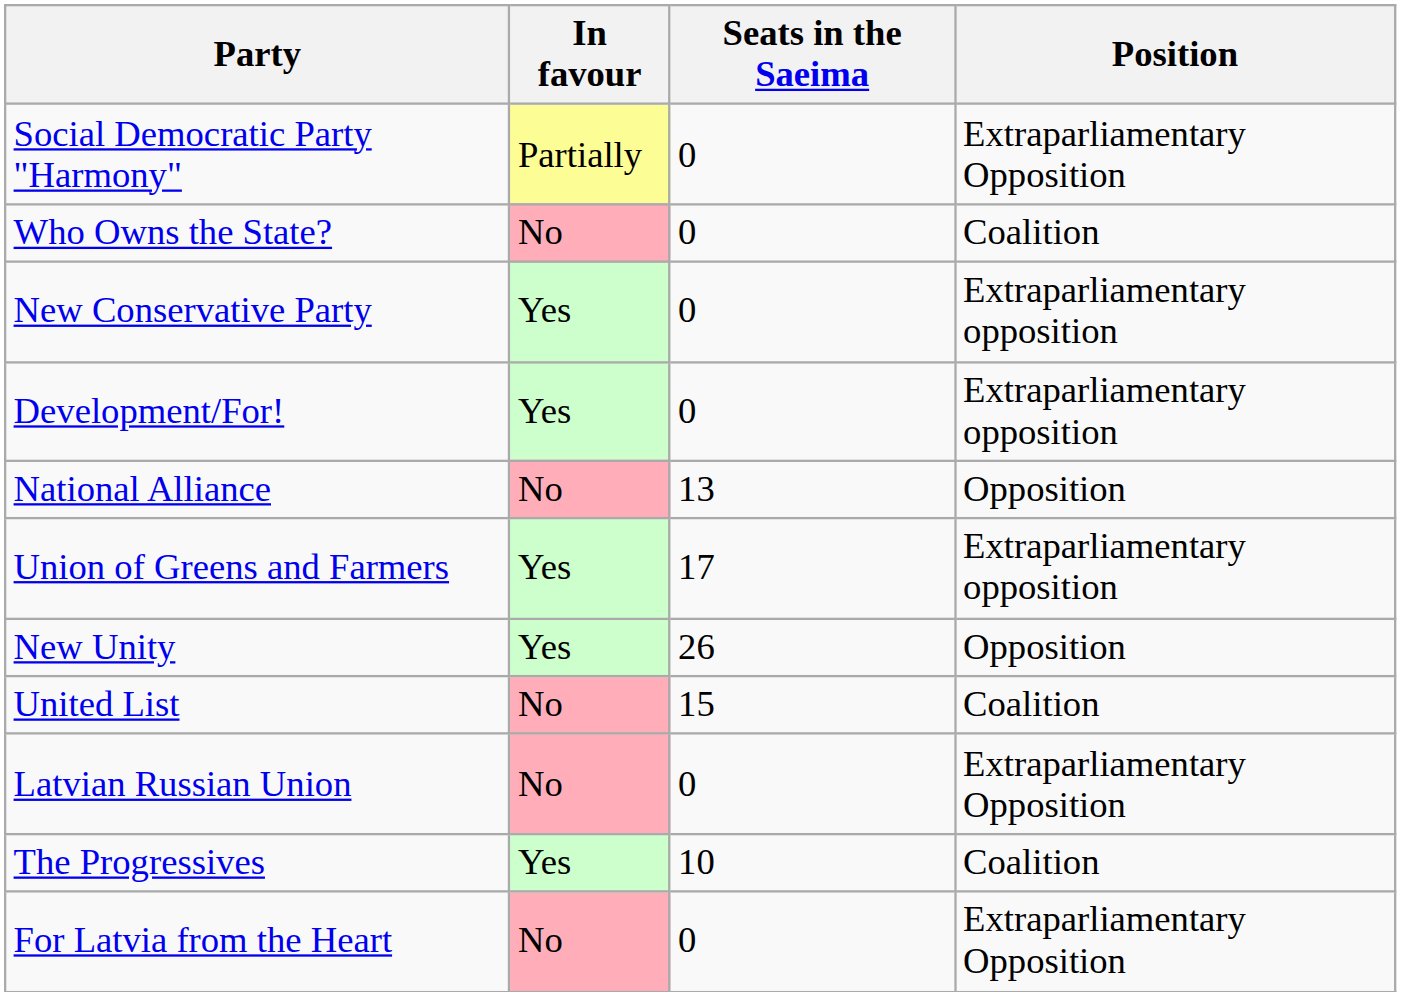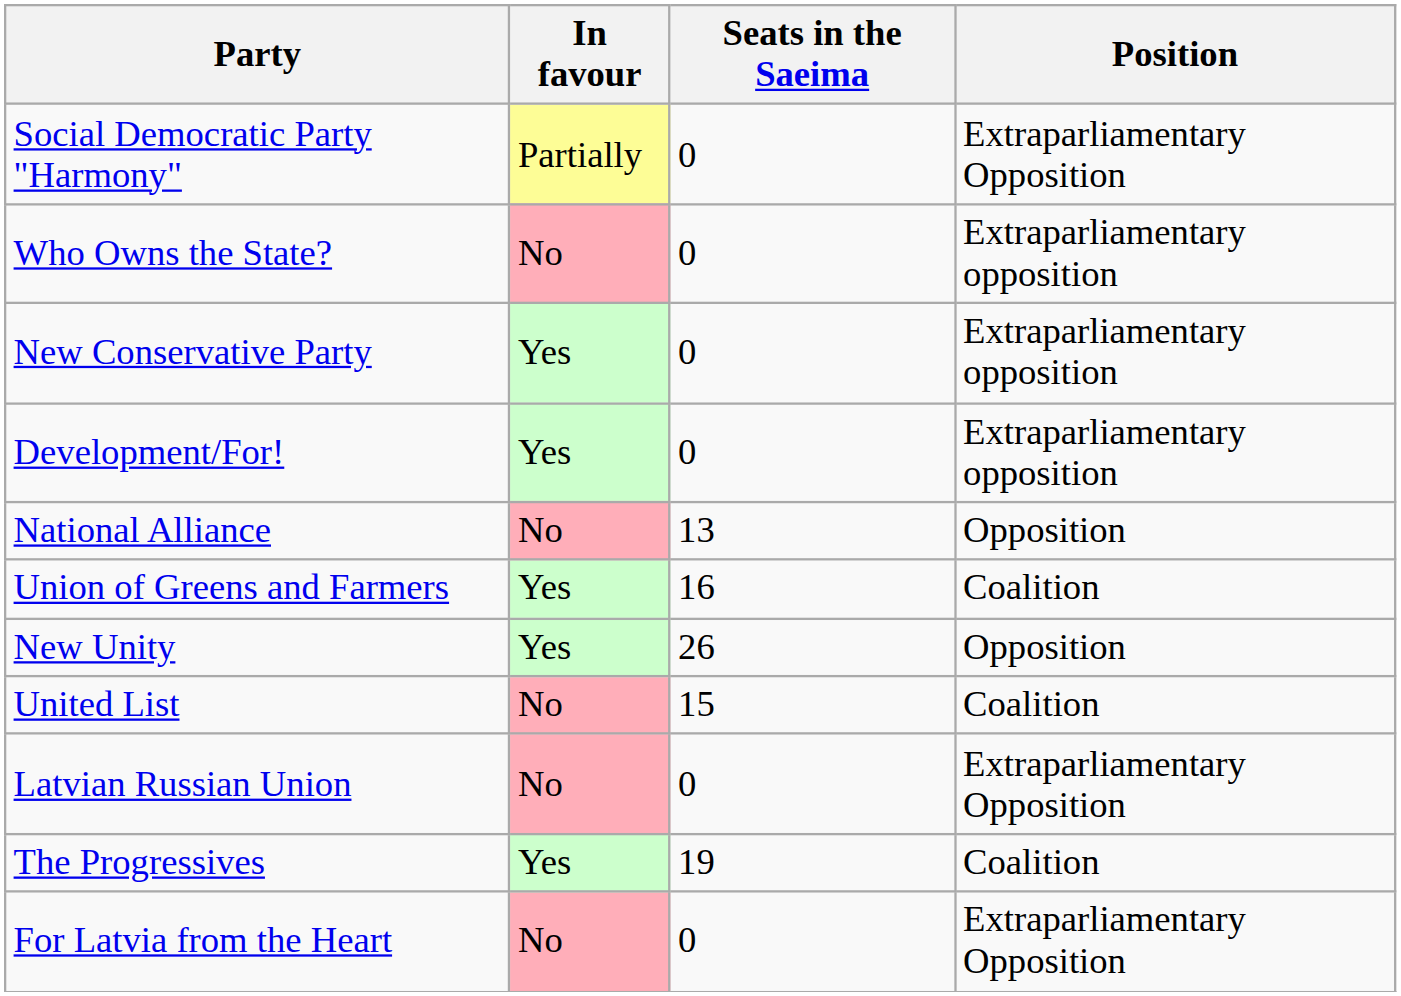(1031, 232) Coalition -> (1104, 252) Extraparliamentary opposition
(696, 567) 17 -> (696, 588) 16
(1104, 567) Extraparliamentary opposition -> (1031, 588) Coalition
(696, 861) 10 -> (696, 861) 19
